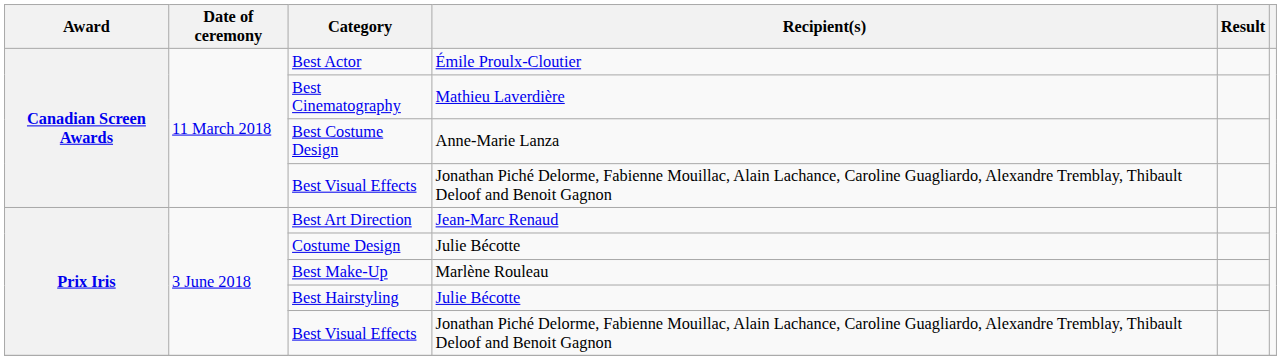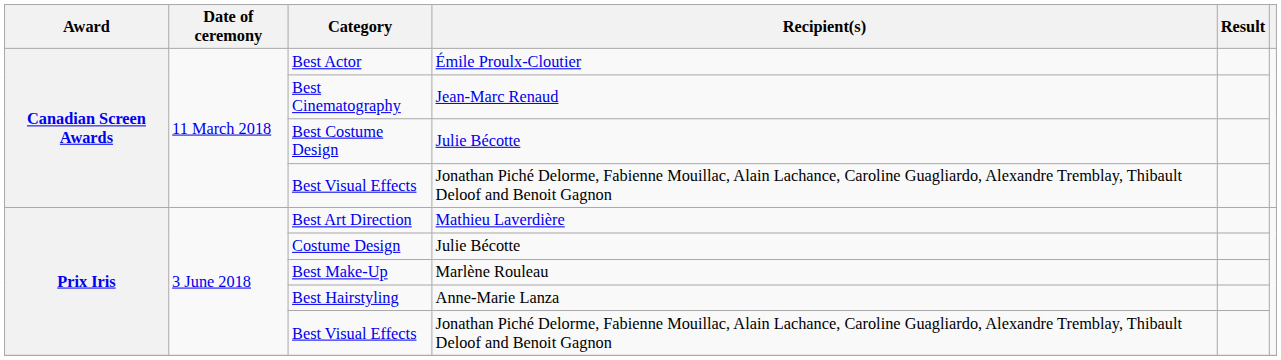(500, 96) Mathieu Laverdière -> (497, 96) Jean-Marc Renaud
(497, 140) Anne-Marie Lanza -> (478, 140) Julie Bécotte
(497, 220) Jean-Marc Renaud -> (500, 220) Mathieu Laverdière
(478, 297) Julie Bécotte -> (497, 297) Anne-Marie Lanza
